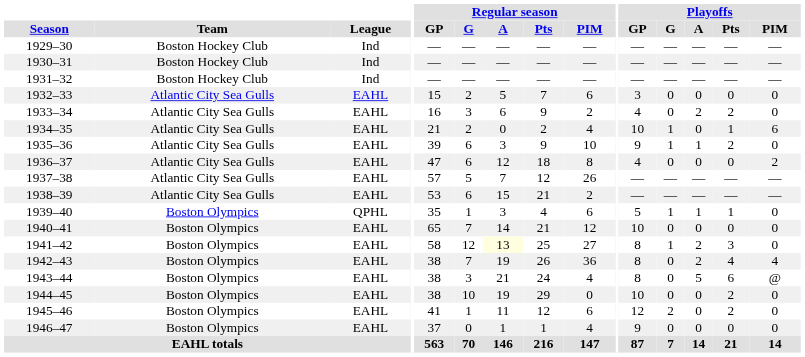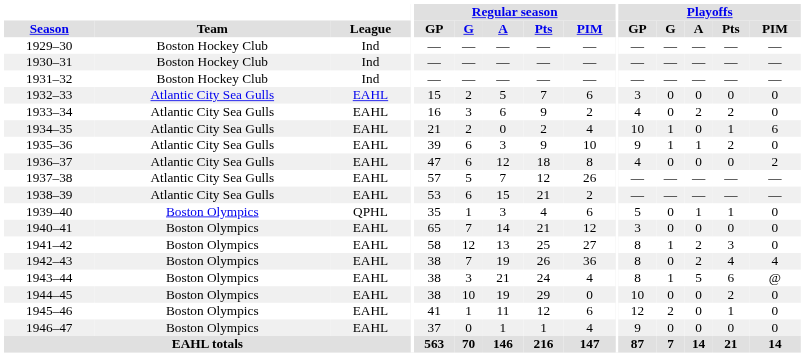(670, 211) 1 -> (670, 211) 0
(637, 228) 10 -> (637, 228) 3
(503, 244) lightyellow background -> (503, 244) no background
(670, 277) 0 -> (670, 277) 1
(731, 311) 2 -> (731, 311) 1
